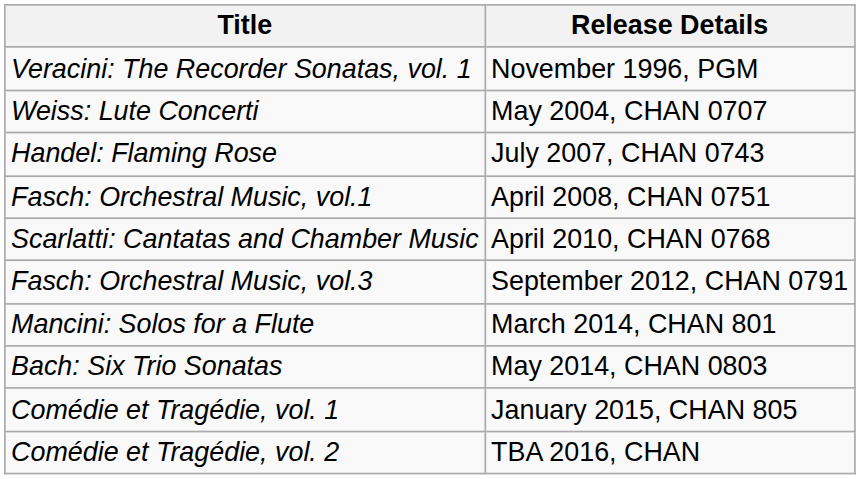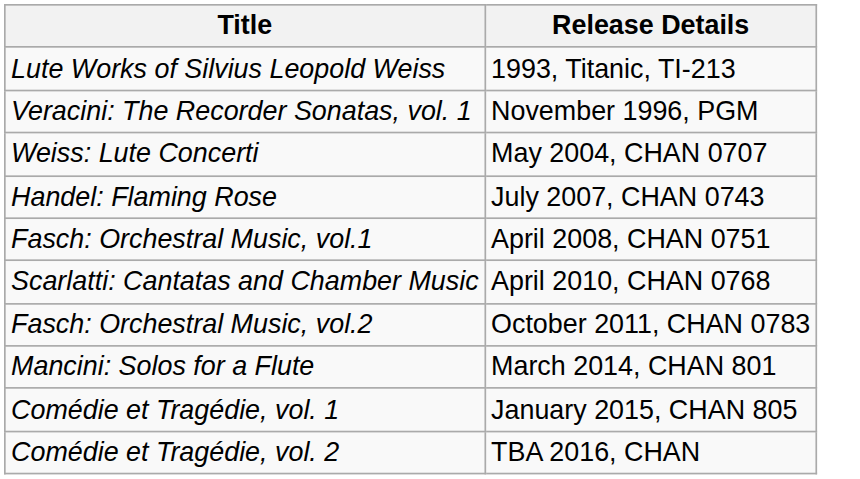+ row: (228, 68)
+ row: (192, 324)
- row: (192, 281)
- row: (147, 366)
